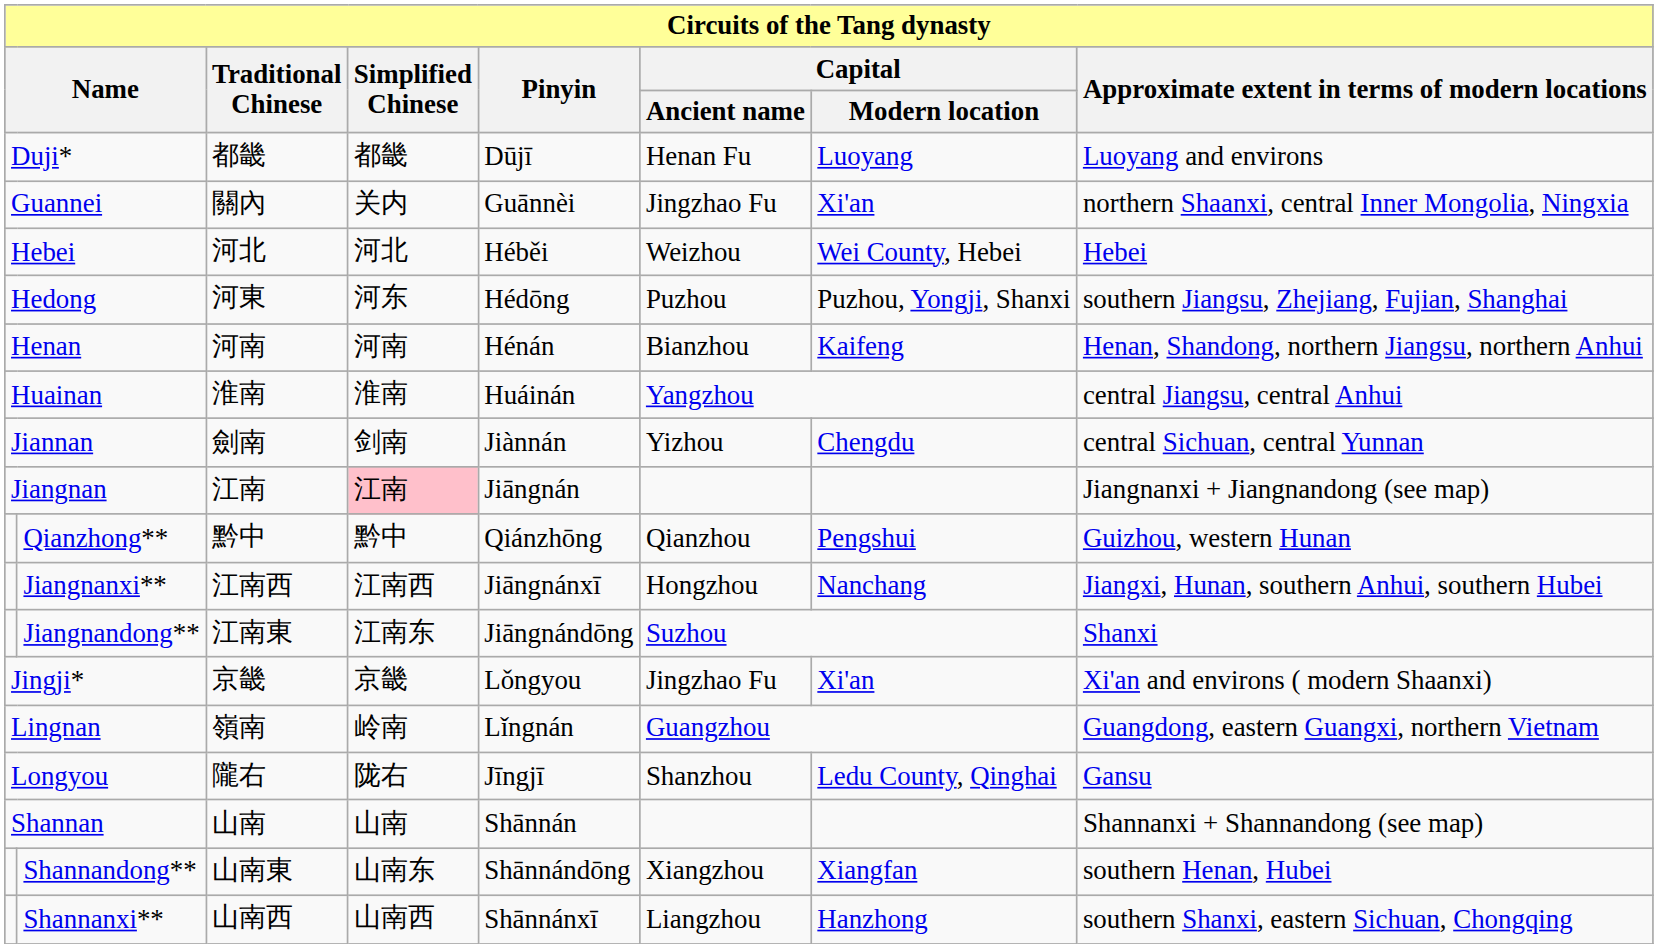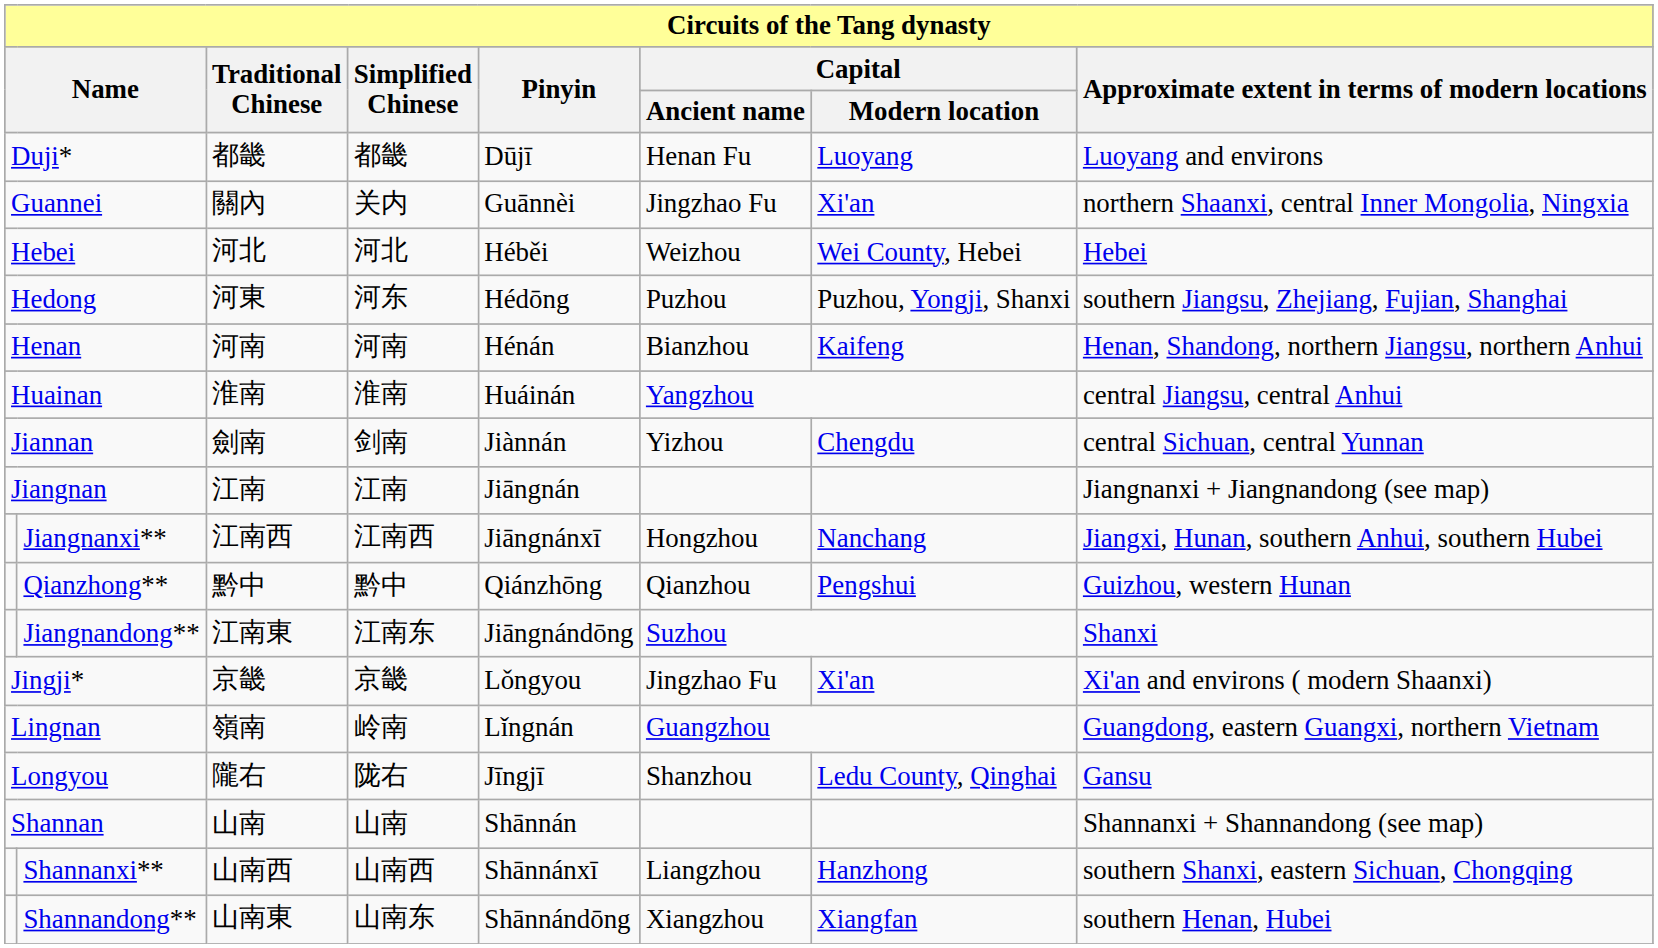(381, 489) pink background -> (381, 489) no background
rows swapped: (96, 537) <-> (95, 585)
rows swapped: (94, 918) <-> (110, 871)
